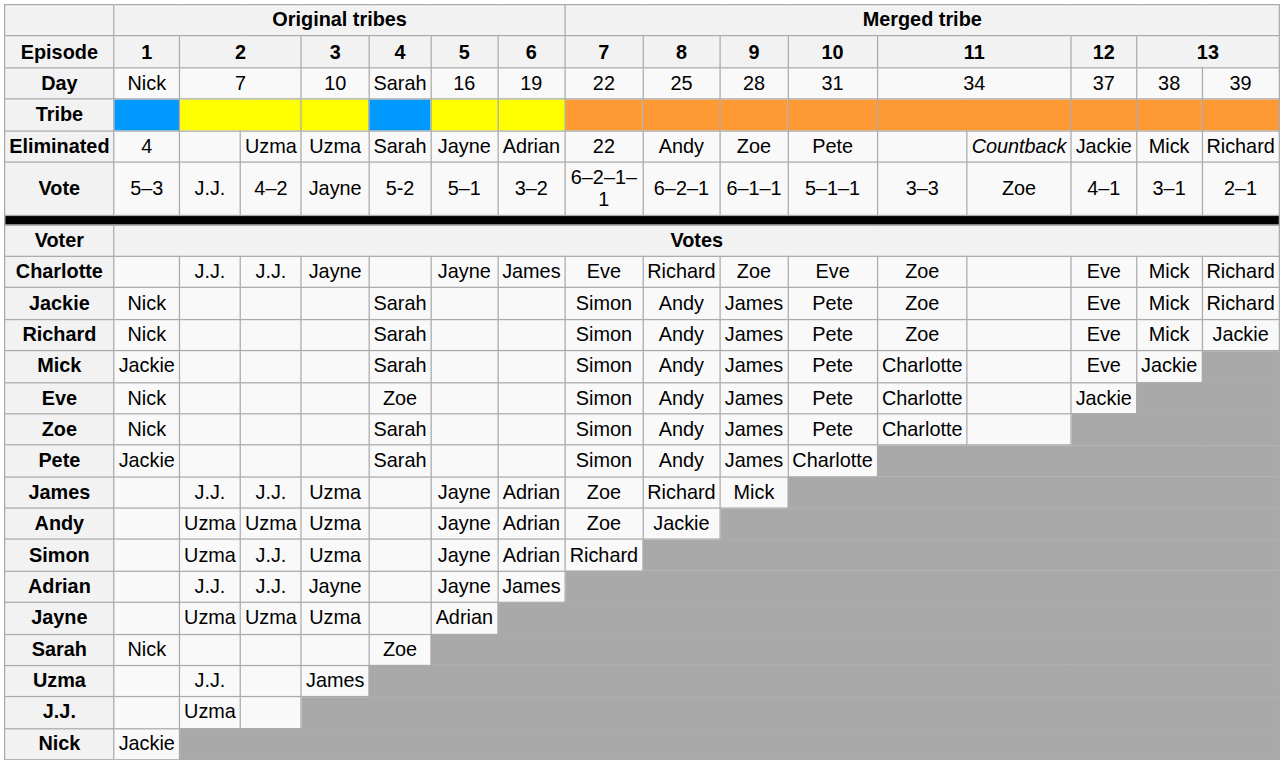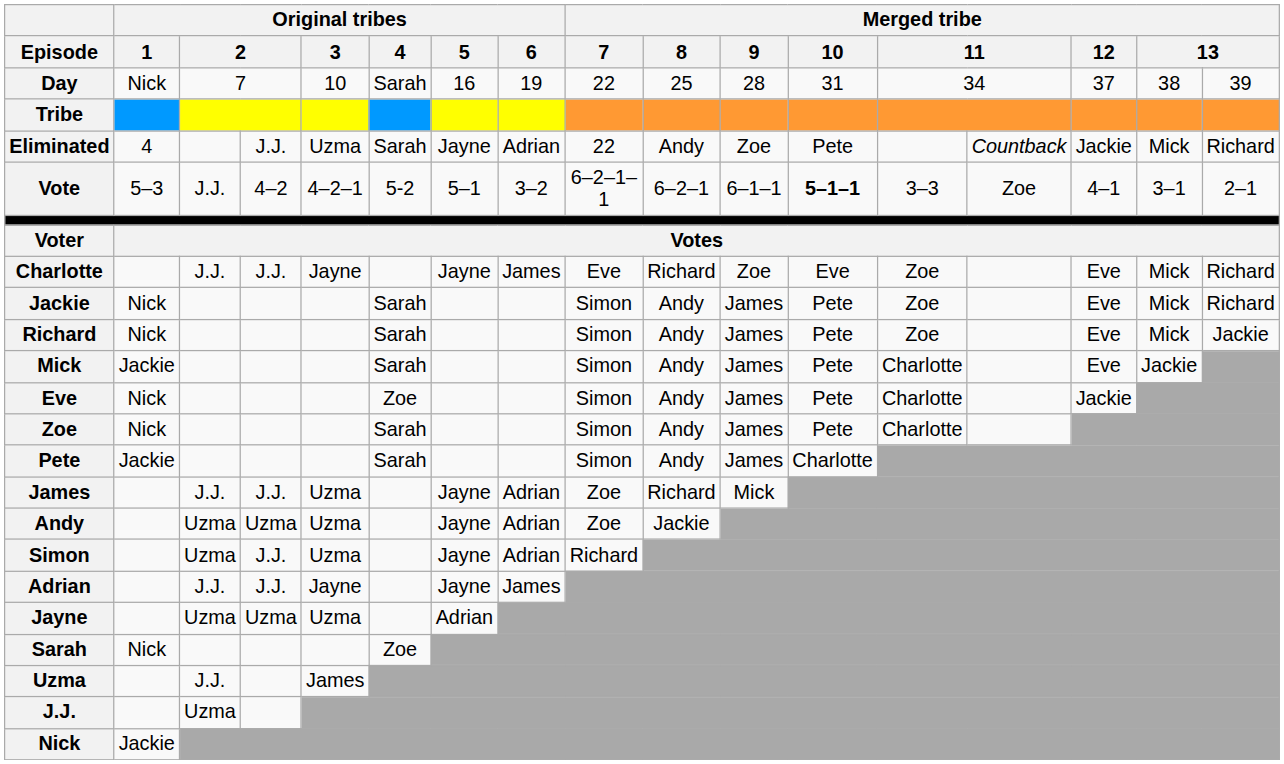(271, 146) Uzma -> (271, 146) J.J.
(335, 188) Jayne -> (335, 188) 4–2–1
(833, 188) normal -> (833, 188) bold
